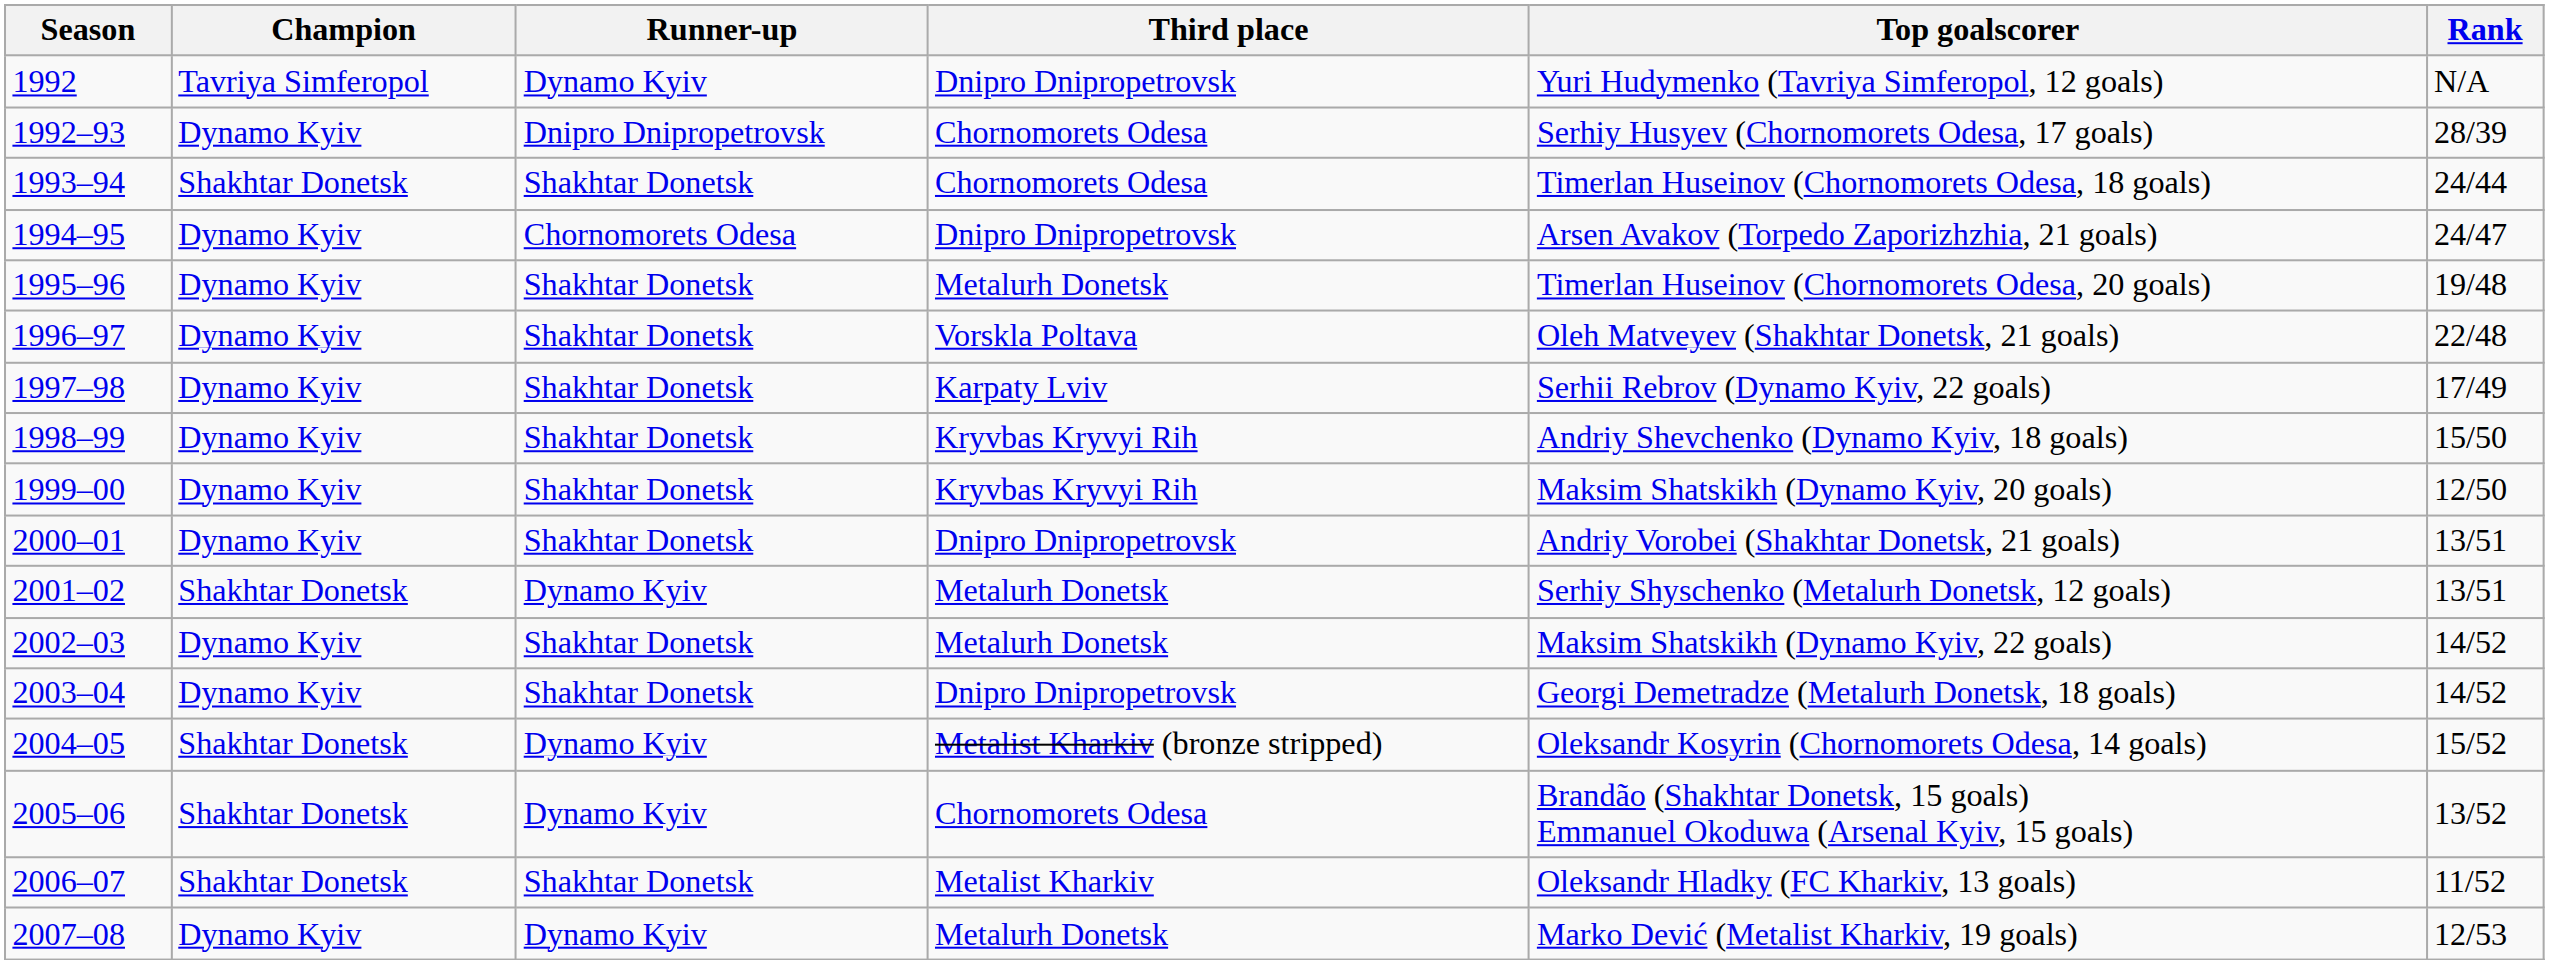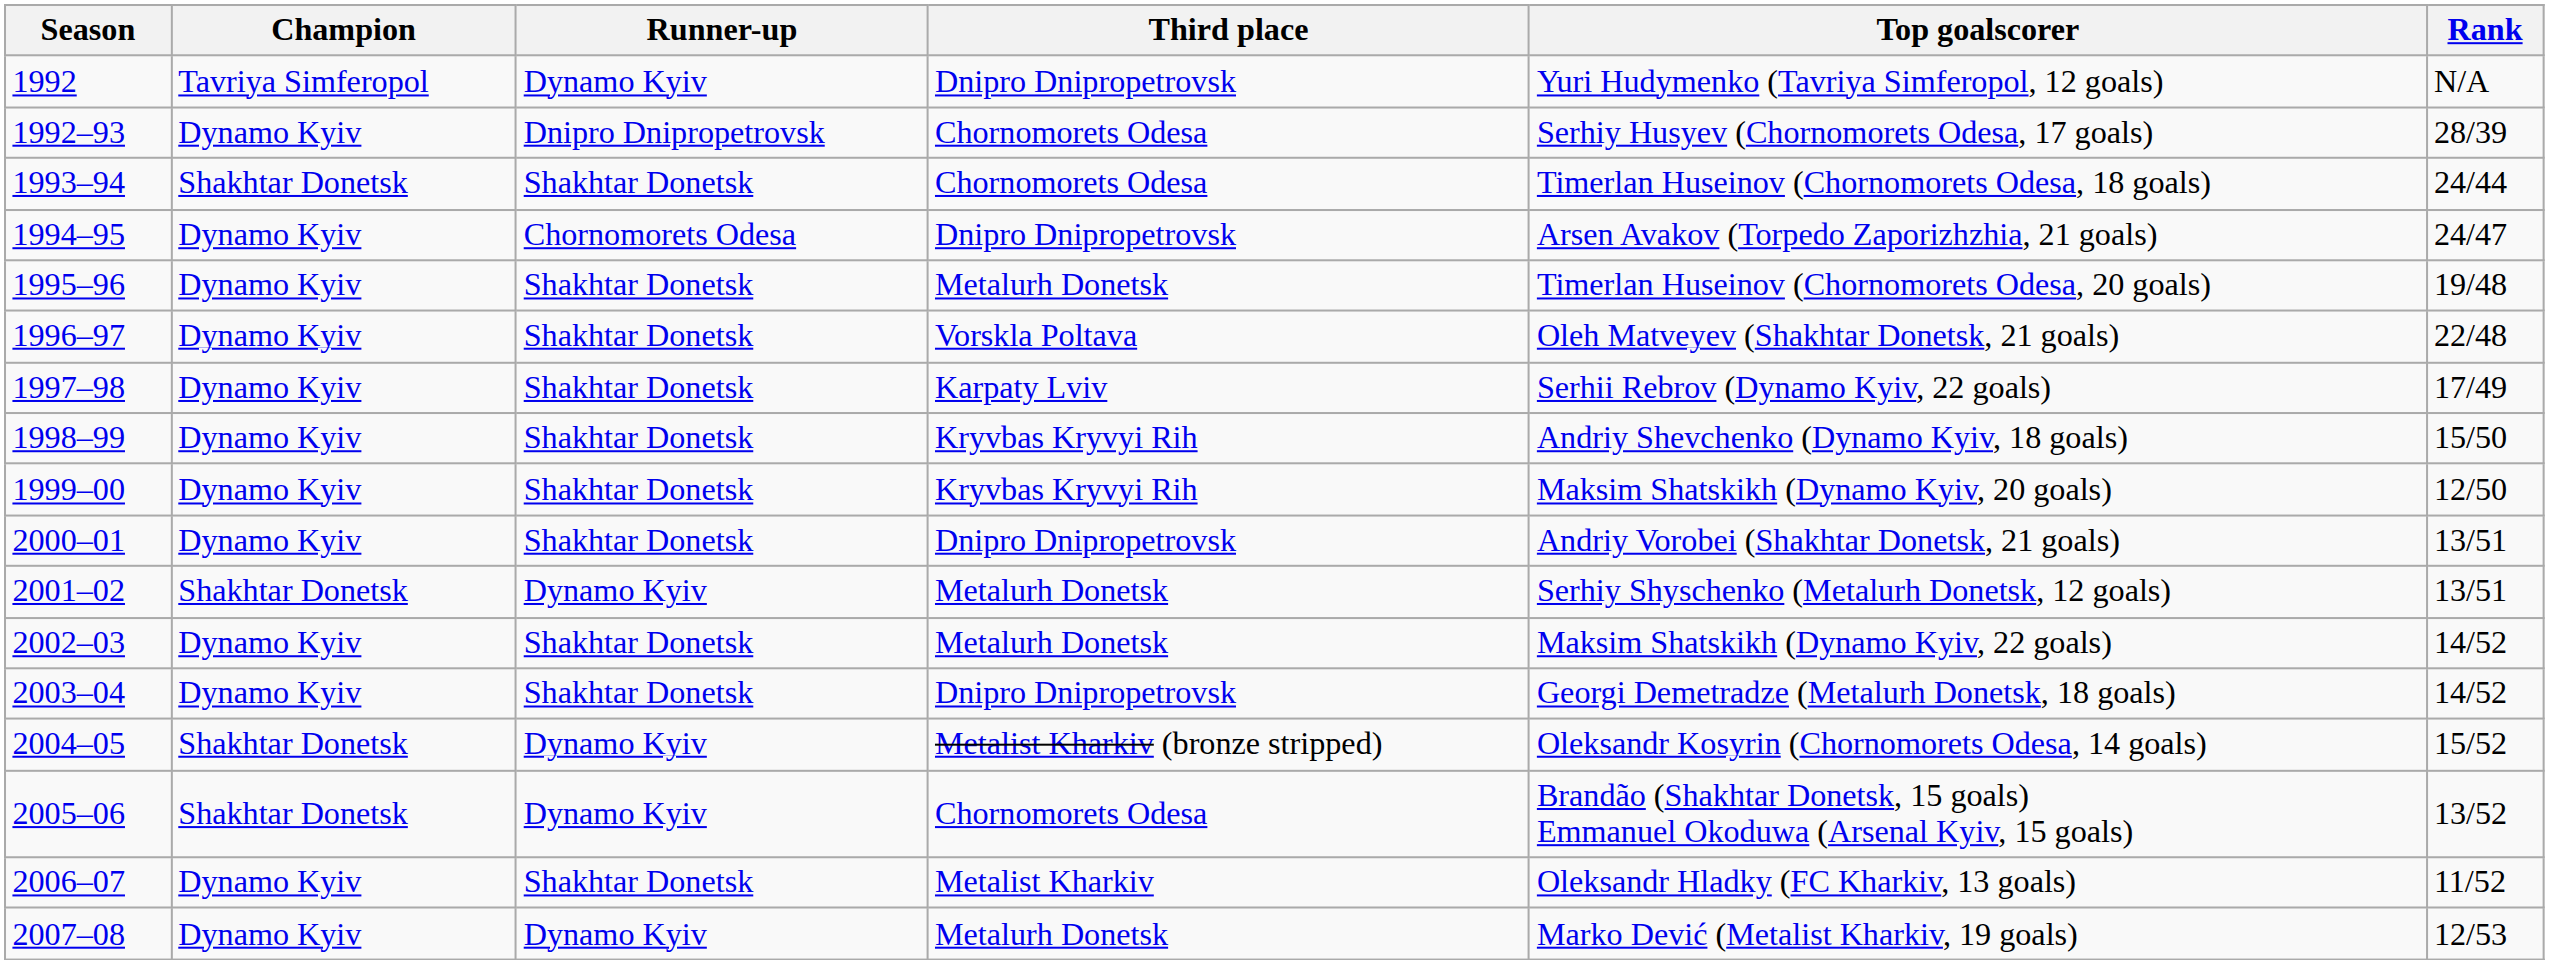(293, 882) Shakhtar Donetsk -> (270, 882) Dynamo Kyiv
